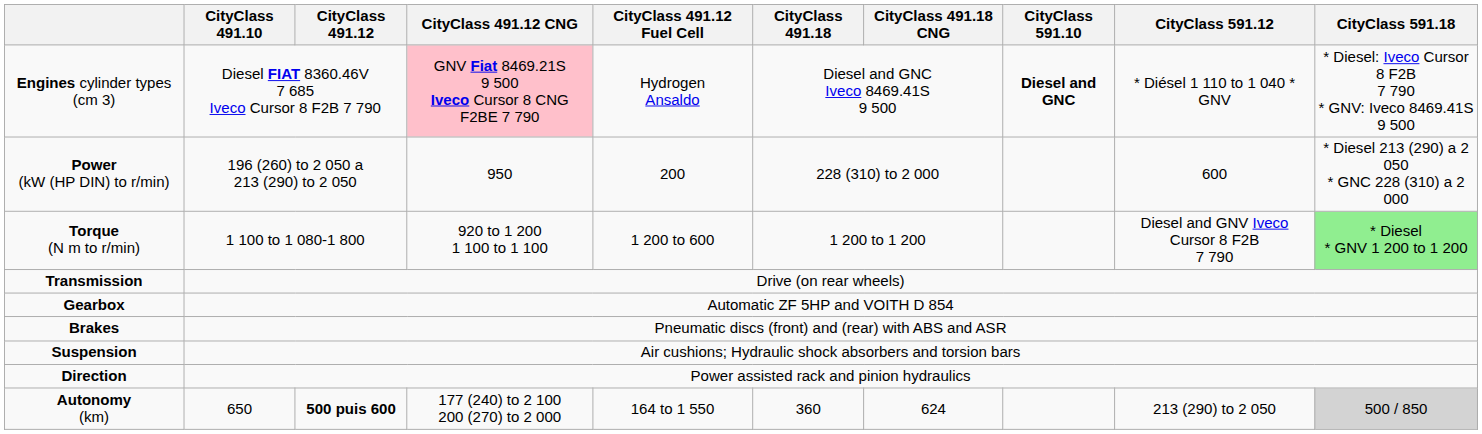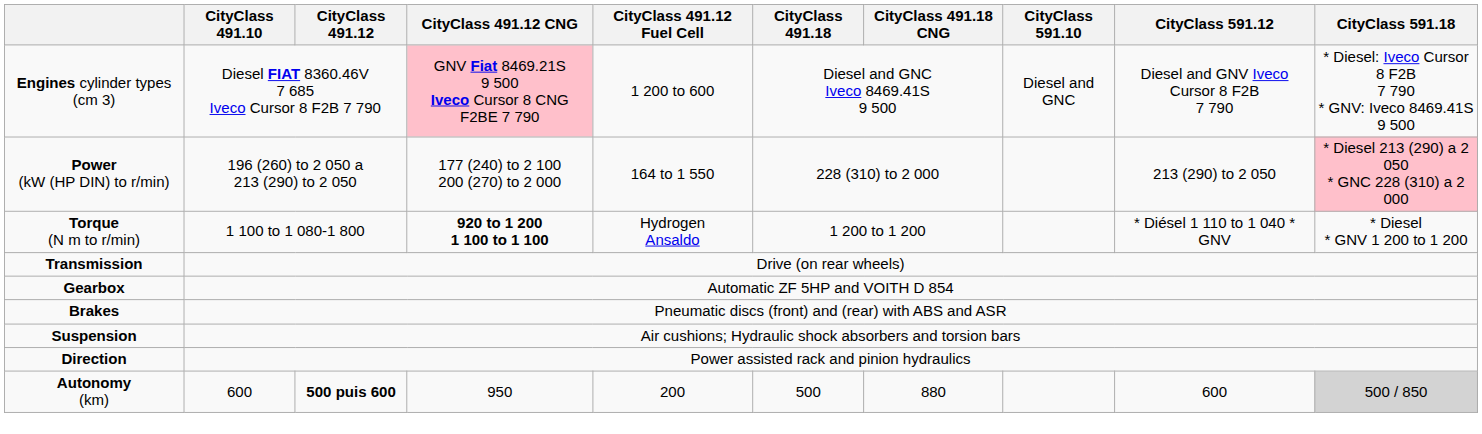(673, 91) Hydrogen Ansaldo -> (673, 91) 1 200 to 600
(1059, 91) bold -> (1059, 91) normal
(1215, 91) * Diésel 1 110 to 1 040 * GNV -> (1215, 91) Diesel and GNV Iveco Cursor 8 F2B 7 790
(500, 174) 950 -> (500, 174) 177 (240) to 2 100 200 (270) to 2 000
(673, 174) 200 -> (673, 174) 164 to 1 550
(1215, 174) 600 -> (1215, 174) 213 (290) to 2 050
(1396, 174) no background -> (1396, 174) pink background
(500, 240) normal -> (500, 231) bold
(673, 240) 1 200 to 600 -> (673, 231) Hydrogen Ansaldo
(1215, 240) Diesel and GNV Iveco Cursor 8 F2B 7 790 -> (1215, 231) * Diésel 1 110 to 1 040 * GNV
(1396, 240) lightgreen background -> (1396, 231) no background
(239, 408) 650 -> (239, 391) 600
(500, 408) 177 (240) to 2 100 200 (270) to 2 000 -> (500, 391) 950
(673, 408) 164 to 1 550 -> (673, 391) 200
(808, 408) 360 -> (808, 391) 500
(933, 408) 624 -> (933, 391) 880
(1215, 408) 213 (290) to 2 050 -> (1215, 391) 600
